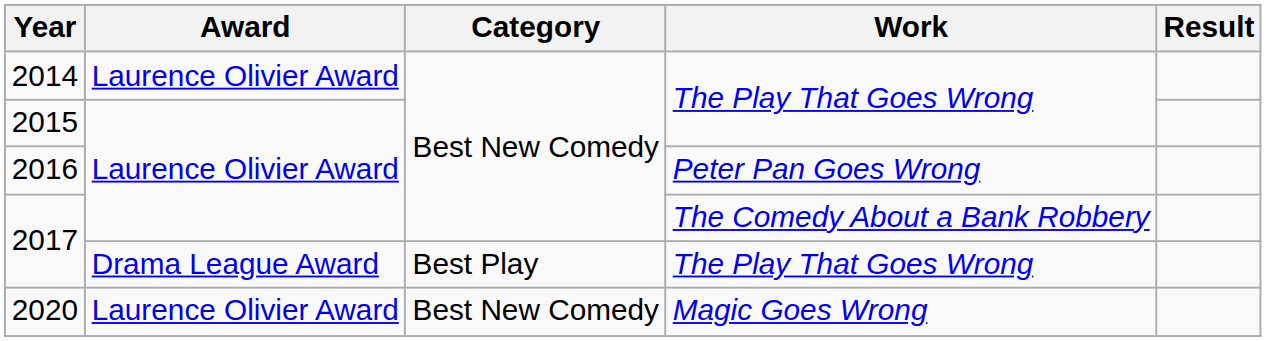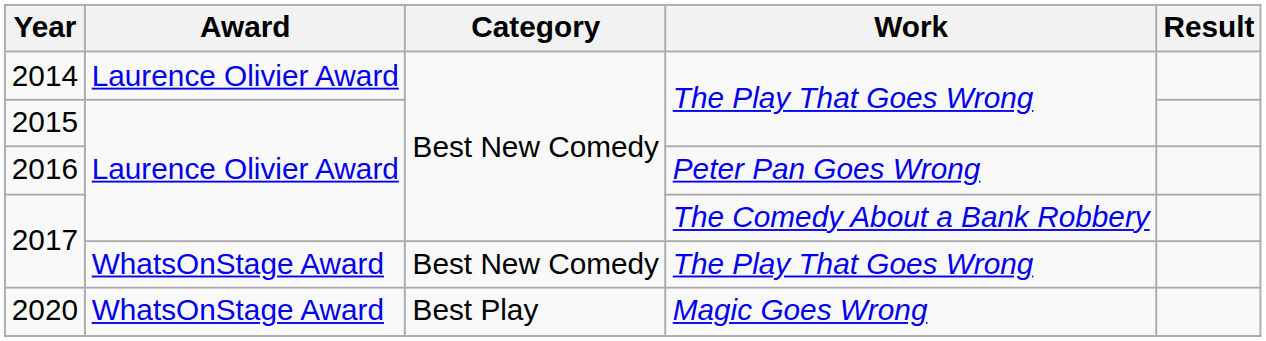(235, 264) Drama League Award -> (238, 264) WhatsOnStage Award
(475, 264) Best Play -> (536, 264) Best New Comedy
(245, 311) Laurence Olivier Award -> (238, 311) WhatsOnStage Award
(536, 311) Best New Comedy -> (475, 311) Best Play
